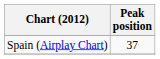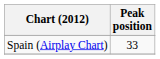(132, 44) 37 -> (132, 44) 33
